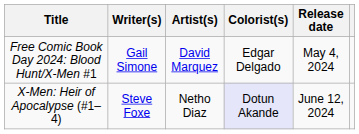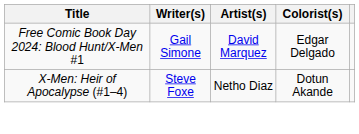- column: (321, 20)
(258, 106) lavender background -> (313, 85) no background
